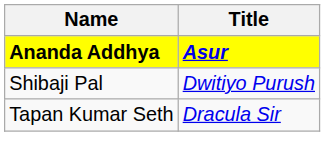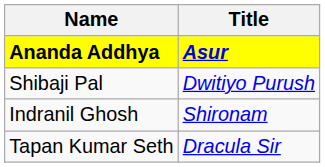+ row: (74, 114)
